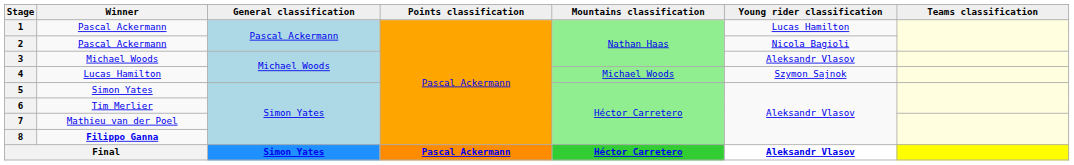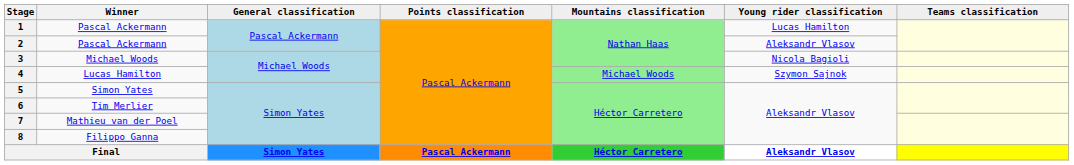(810, 43) Nicola Bagioli -> (810, 43) Aleksandr Vlasov
(810, 59) Aleksandr Vlasov -> (810, 59) Nicola Bagioli
(122, 137) bold -> (122, 137) normal
